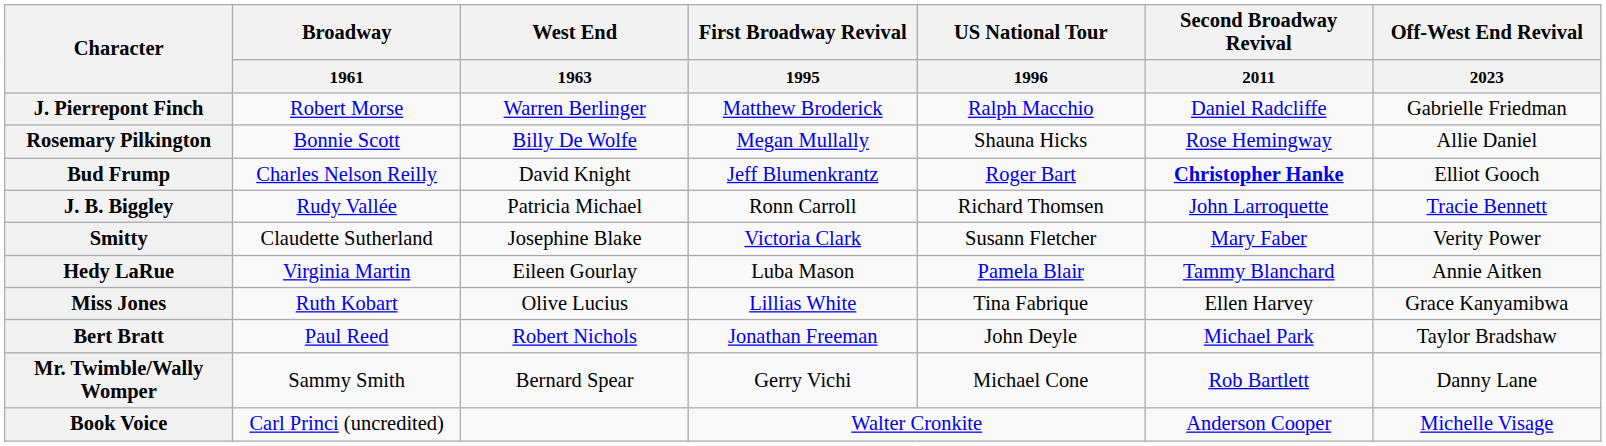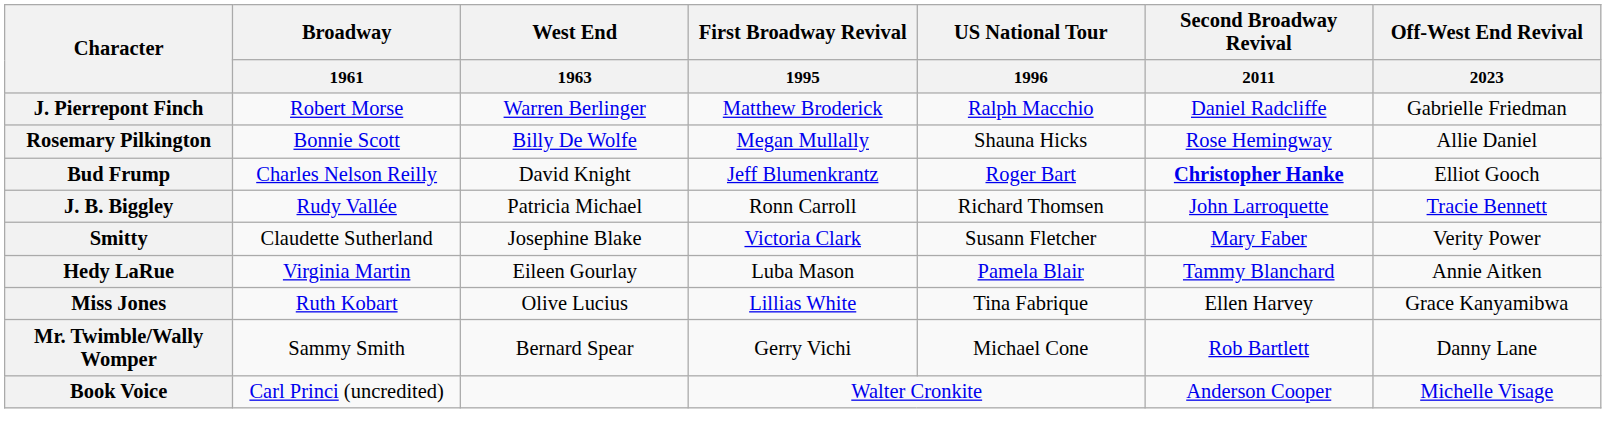- row: (119, 336)
